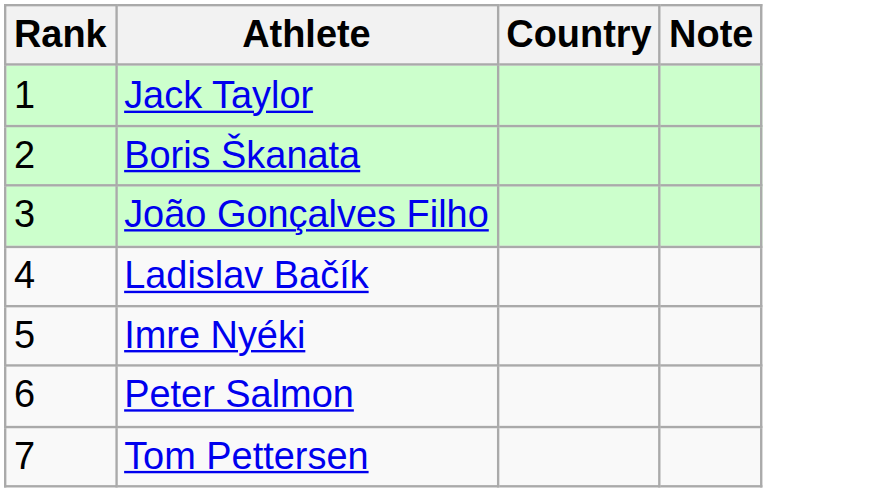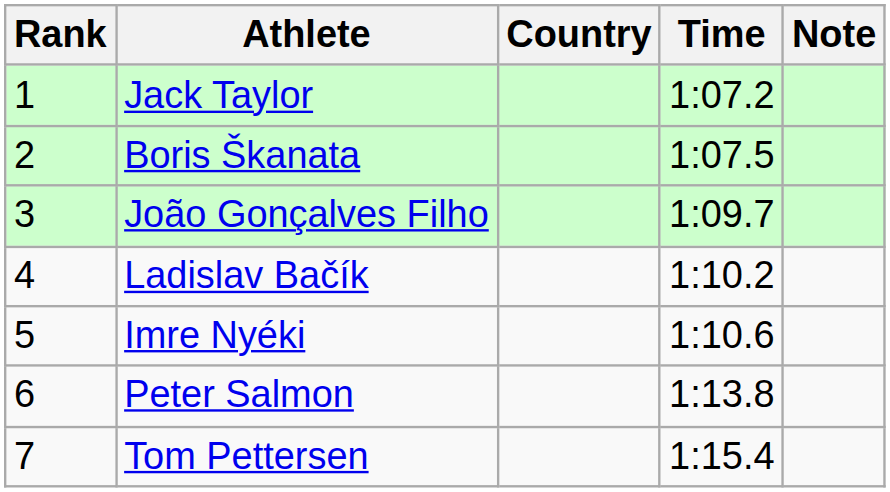+ column: (722, 34)
